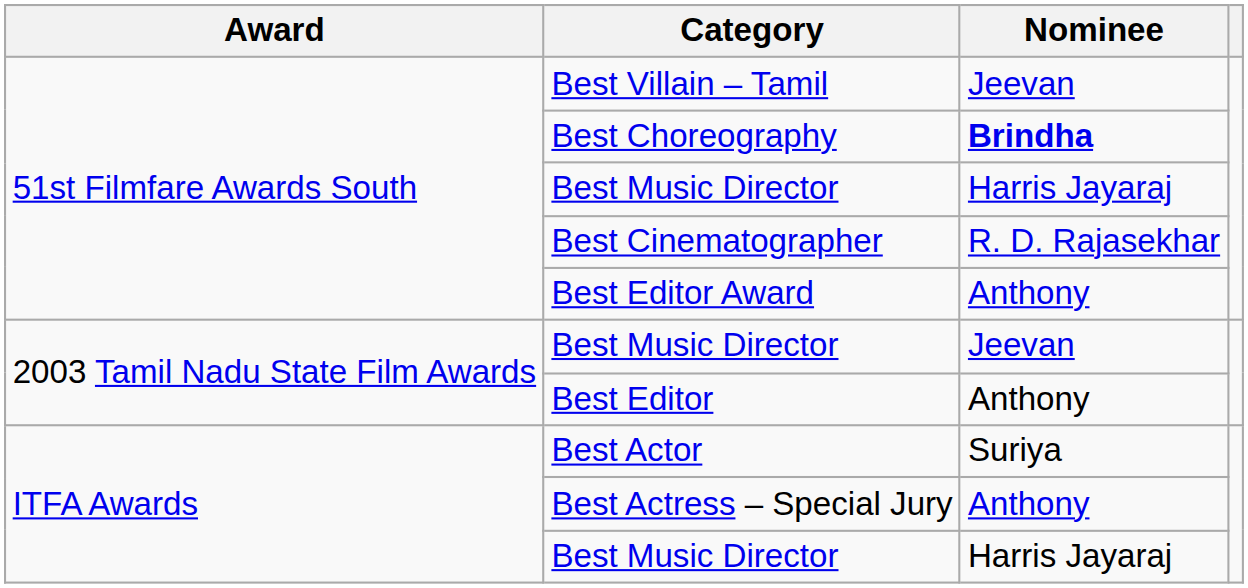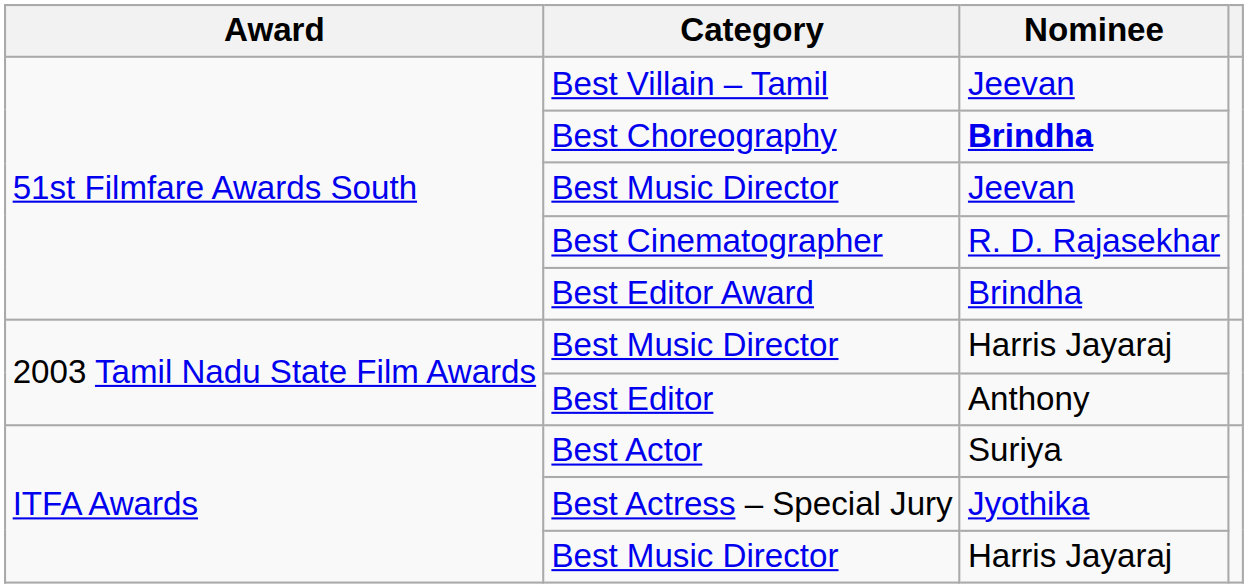(1070, 188) Harris Jayaraj -> (1021, 188) Jeevan
(1029, 293) Anthony -> (1025, 293) Brindha
(1021, 345) Jeevan -> (1070, 345) Harris Jayaraj
(1029, 503) Anthony -> (1029, 503) Jyothika
